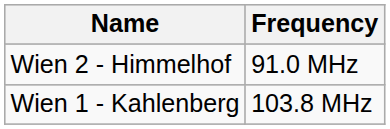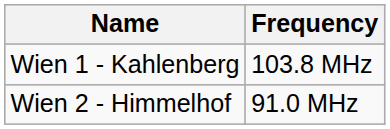rows swapped: (125, 104) <-> (121, 64)
